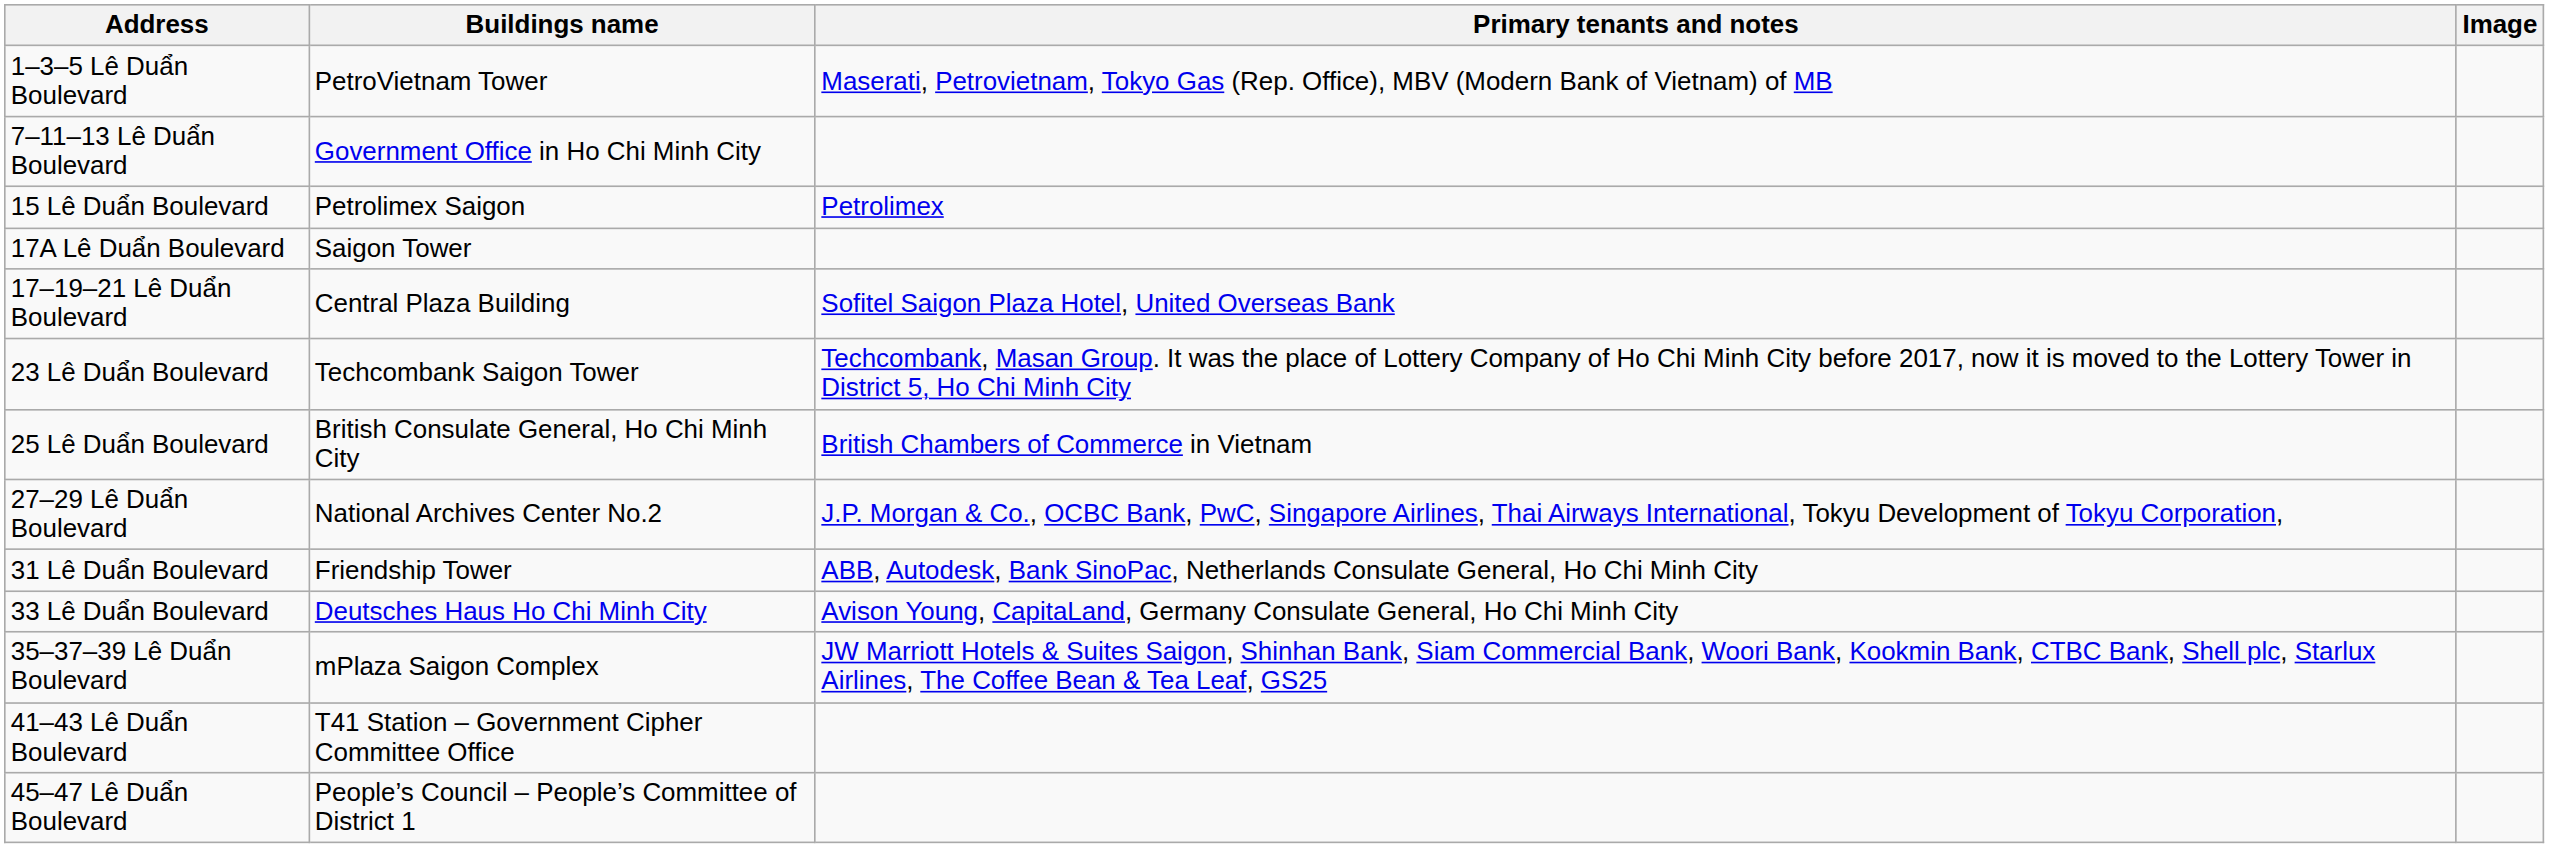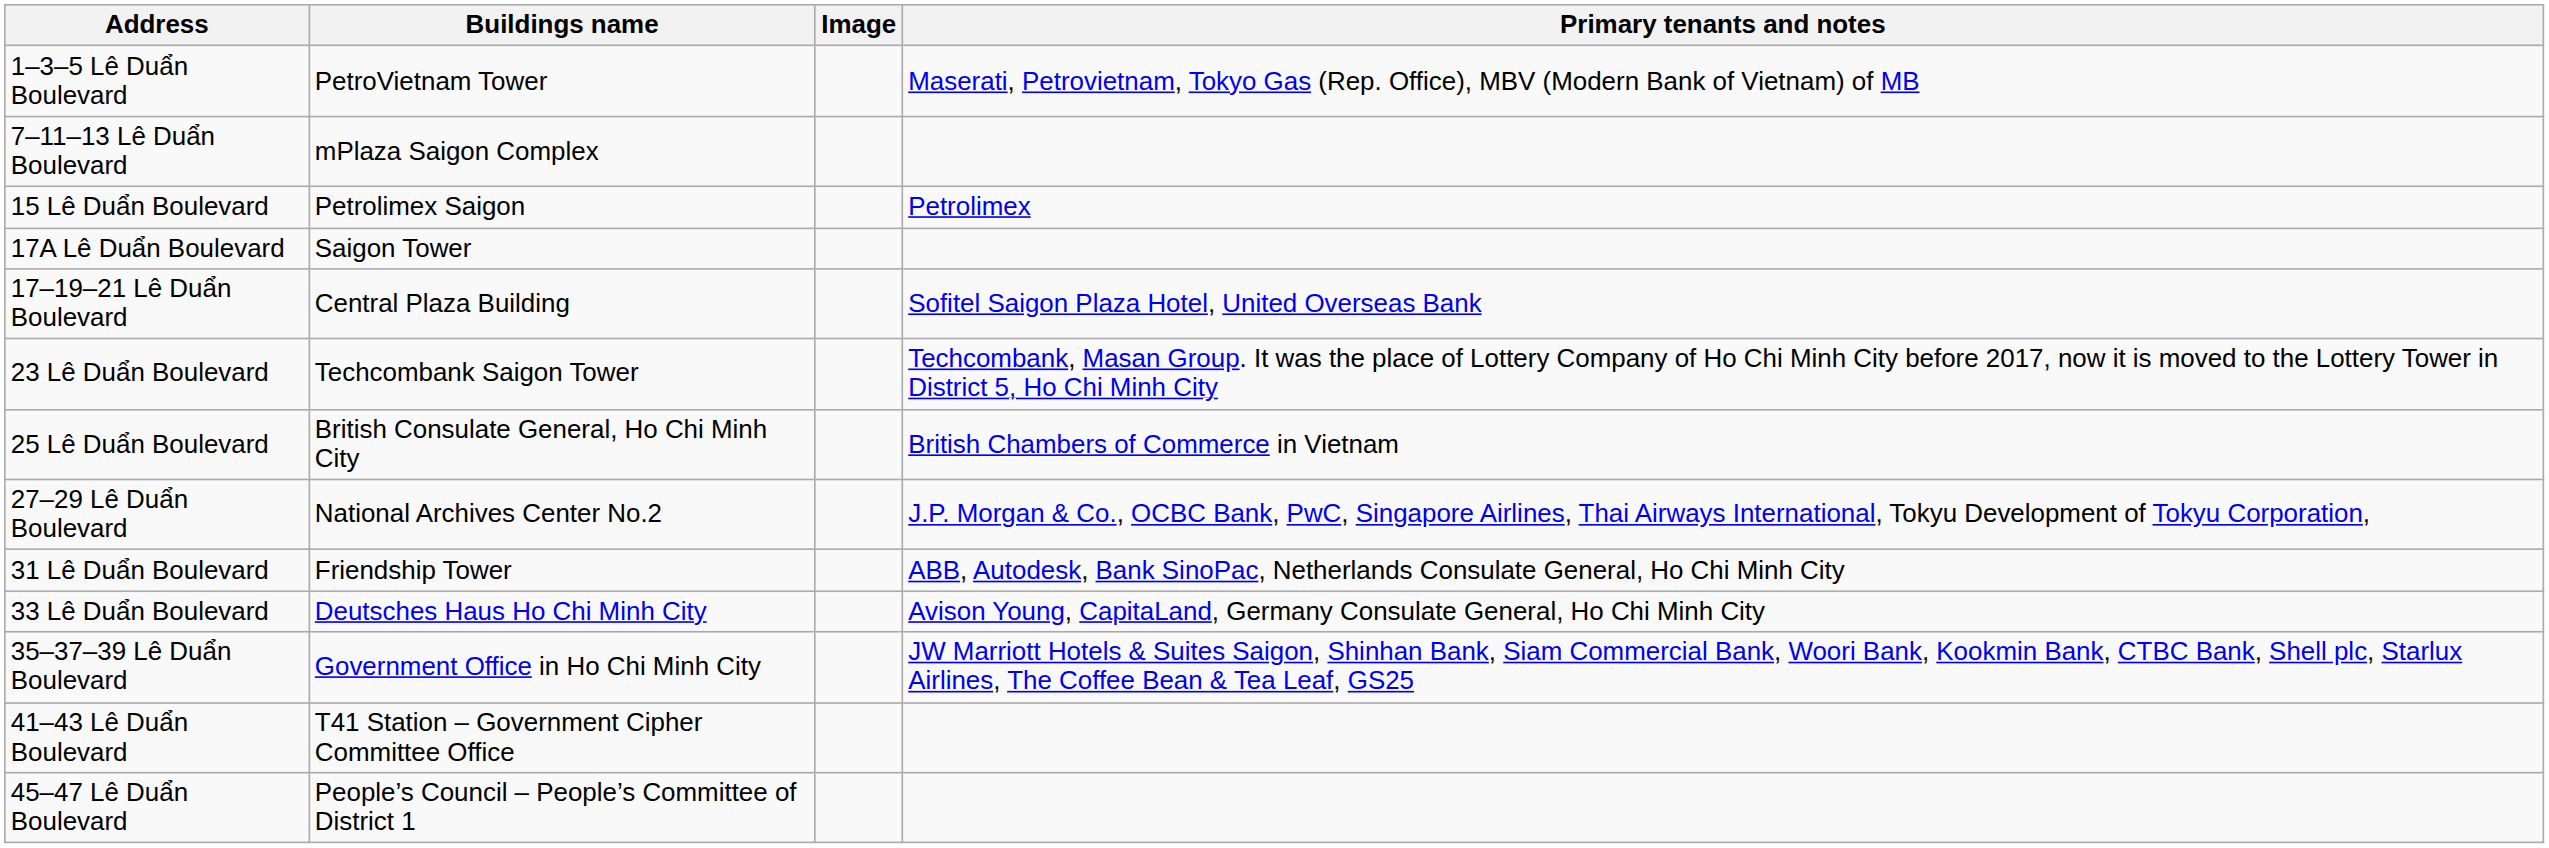columns swapped: (2500, 25) <-> (1636, 25)
(538, 151) Government Office in Ho Chi Minh City -> (457, 151) mPlaza Saigon Complex
(457, 666) mPlaza Saigon Complex -> (538, 666) Government Office in Ho Chi Minh City
